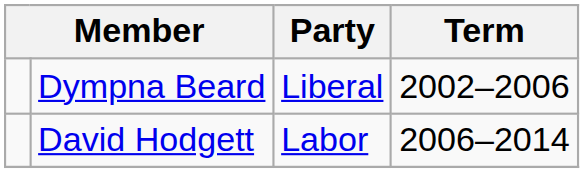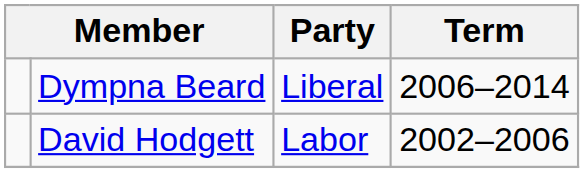(484, 85) 2002–2006 -> (484, 85) 2006–2014
(484, 139) 2006–2014 -> (484, 139) 2002–2006
